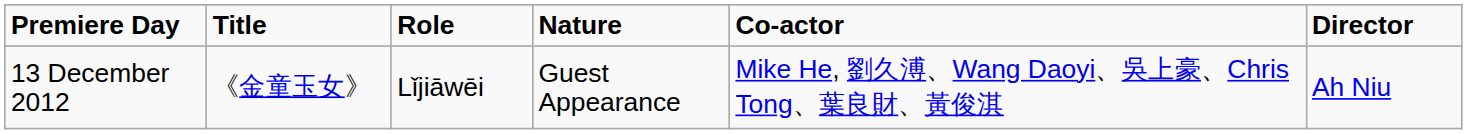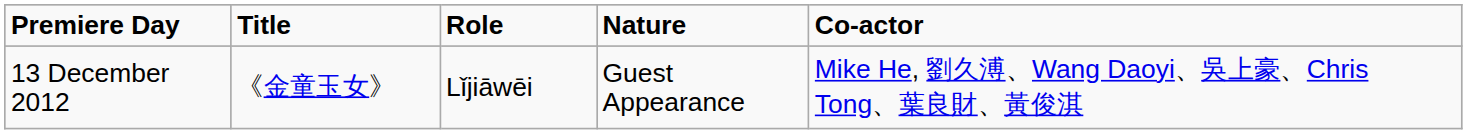- column: (1363, 25)
